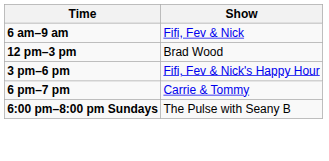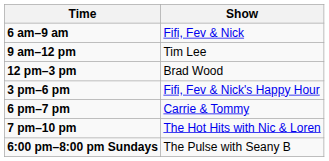+ row: (41, 52)
+ row: (42, 128)
